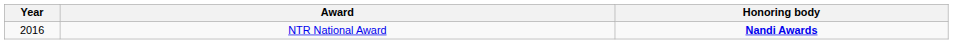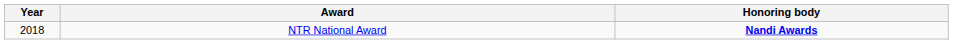(32, 30) 2016 -> (32, 30) 2018
